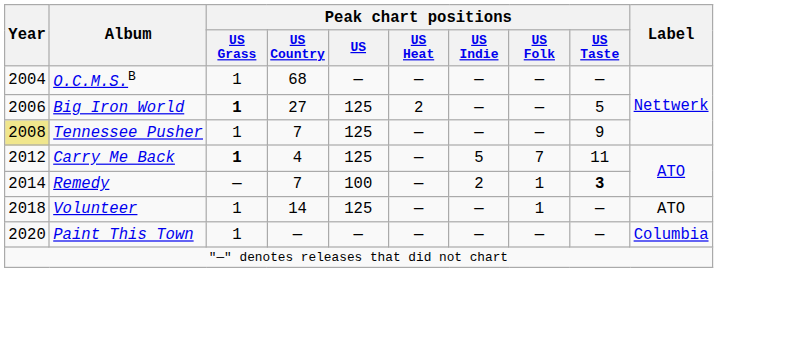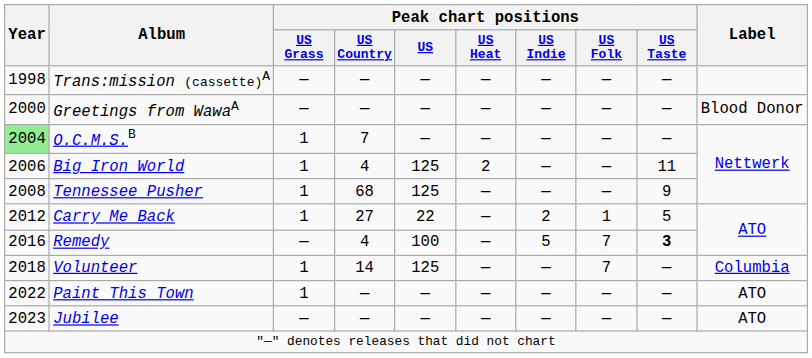+ row: (162, 80)
+ row: (146, 109)
(27, 80) no background -> (27, 139) lightgreen background
(298, 80) 68 -> (365, 139) 7
(237, 107) bold -> (304, 166) normal
(298, 107) 27 -> (365, 166) 4
(600, 107) 5 -> (667, 166) 11
(27, 133) khaki background -> (27, 192) no background
(298, 133) 7 -> (365, 192) 68
(237, 158) bold -> (304, 217) normal
(298, 158) 4 -> (365, 217) 27
(358, 158) 125 -> (425, 217) 22
(479, 158) 5 -> (546, 217) 2
(539, 158) 7 -> (606, 217) 1
(600, 158) 11 -> (667, 217) 5
(27, 184) 2014 -> (27, 242) 2016
(298, 184) 7 -> (365, 242) 4
(479, 184) 2 -> (546, 242) 5
(539, 184) 1 -> (606, 242) 7
(539, 209) 1 -> (606, 268) 7
(671, 209) ATO -> (752, 268) Columbia
(27, 234) 2020 -> (27, 293) 2022
(671, 234) Columbia -> (752, 293) ATO
+ row: (86, 319)
